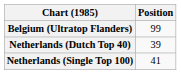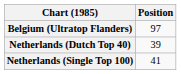(156, 28) 99 -> (156, 28) 97
